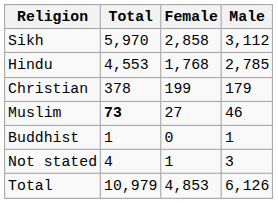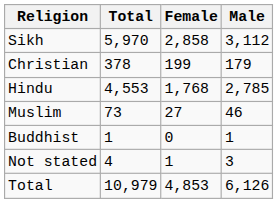rows swapped: (30, 65) <-> (48, 89)
(113, 113) bold -> (113, 113) normal
